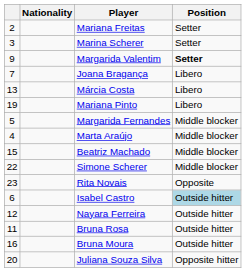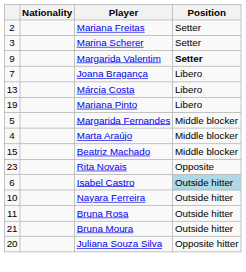- row: (112, 167)
(12, 214) 12 -> (12, 198) 10
(12, 245) 16 -> (12, 229) 21
